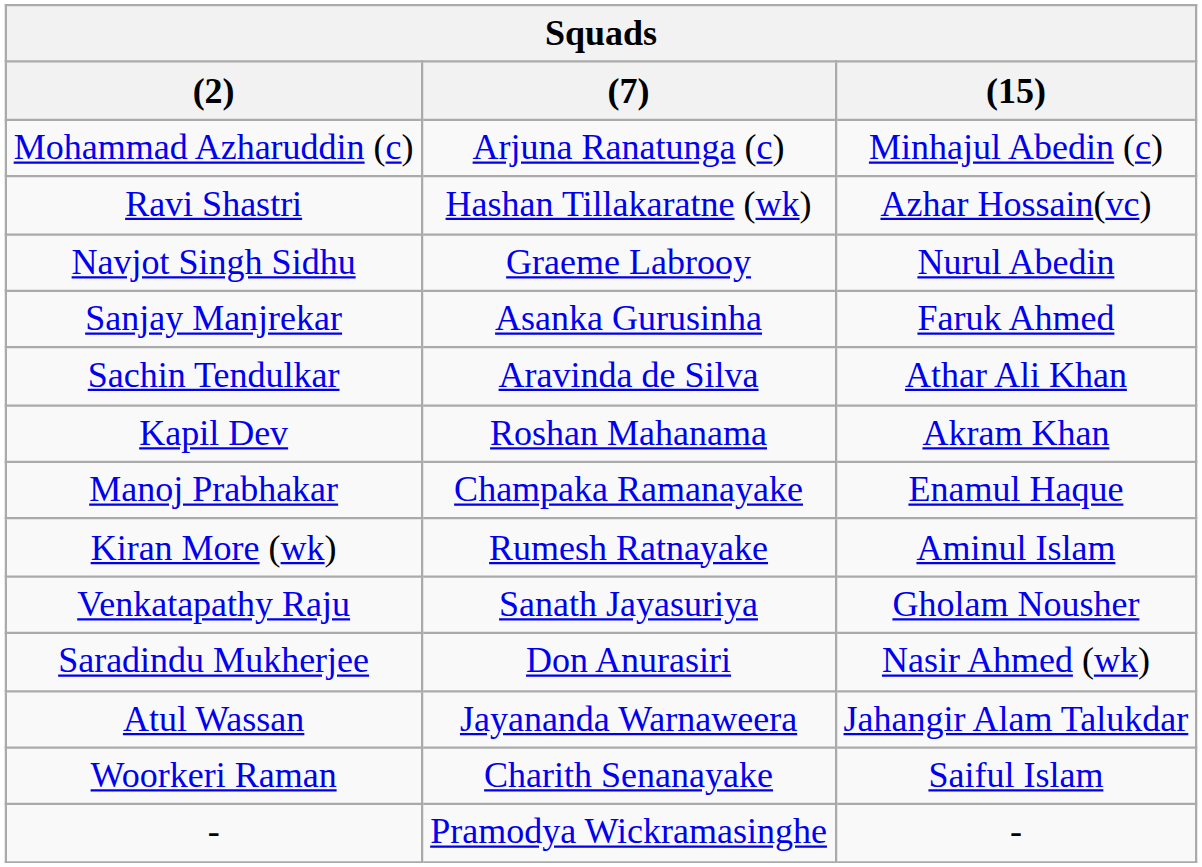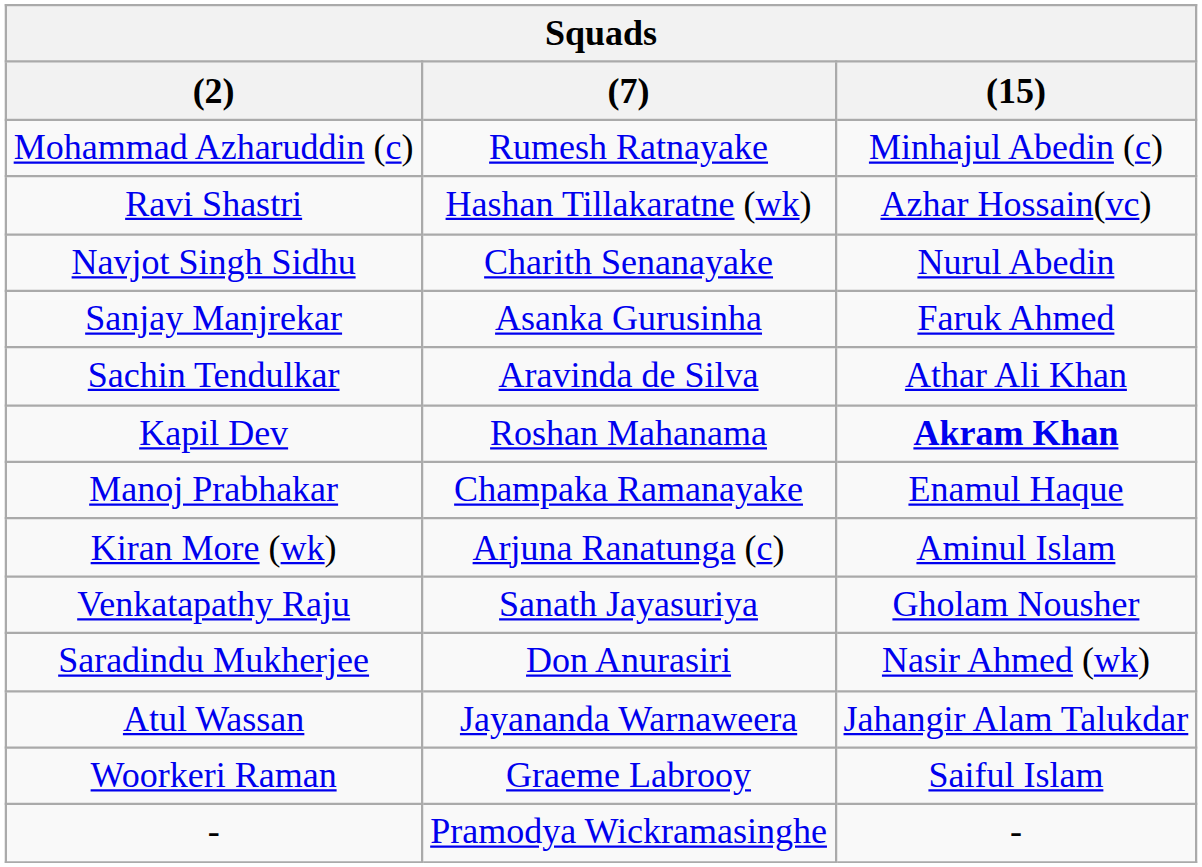(629, 147) Arjuna Ranatunga (c) -> (629, 147) Rumesh Ratnayake
(629, 261) Graeme Labrooy -> (629, 261) Charith Senanayake
(1016, 432) normal -> (1016, 432) bold
(629, 546) Rumesh Ratnayake -> (629, 546) Arjuna Ranatunga (c)
(629, 775) Charith Senanayake -> (629, 775) Graeme Labrooy
